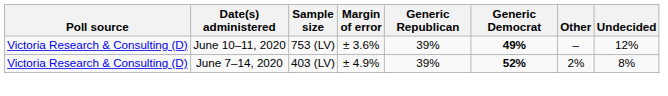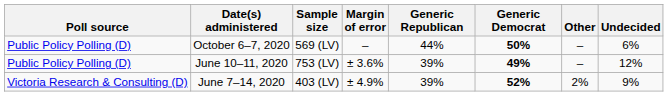+ row: (241, 45)
(97, 45) Victoria Research & Consulting (D) -> (69, 64) Public Policy Polling (D)
(627, 64) 8% -> (631, 82) 9%
